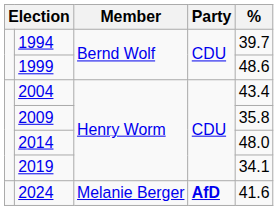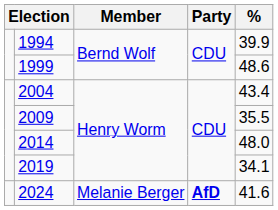(254, 42) 39.7 -> (254, 42) 39.9
(254, 117) 35.8 -> (254, 117) 35.5
